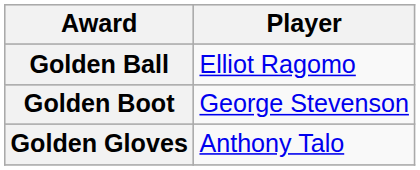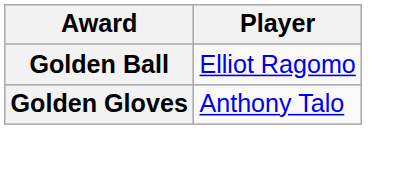- row: (99, 104)
